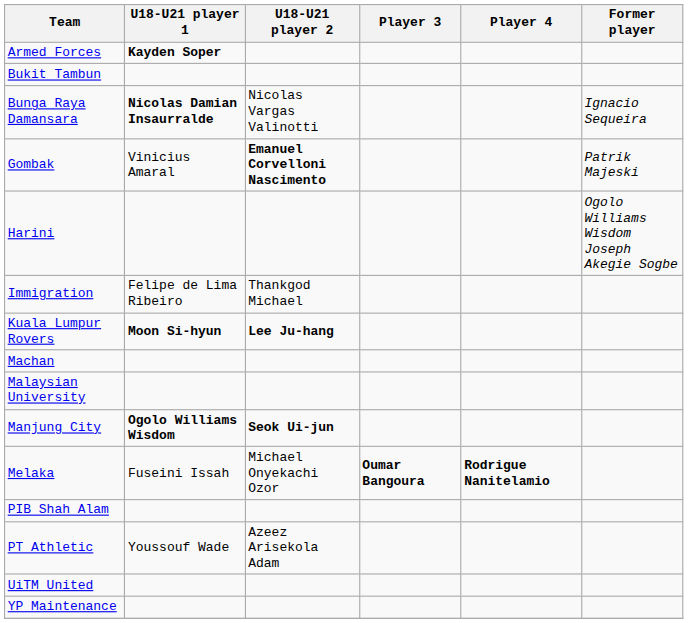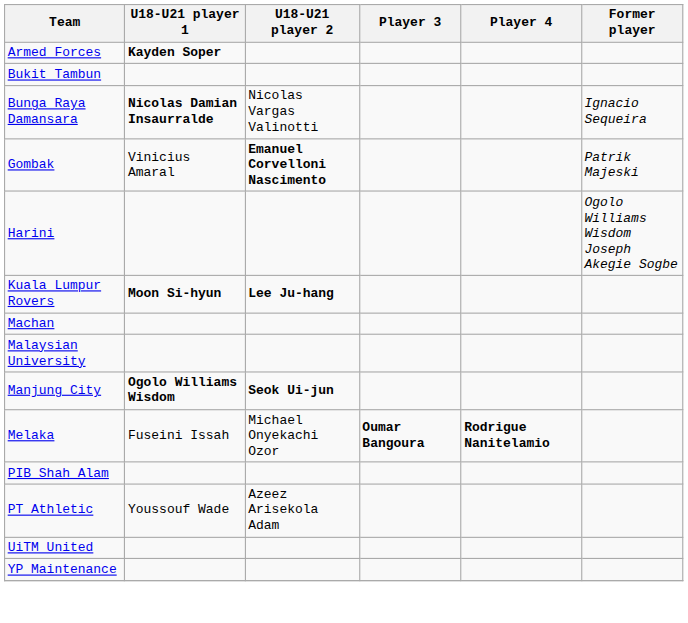- row: (51, 294)
